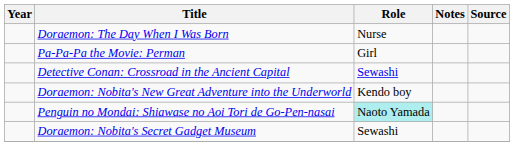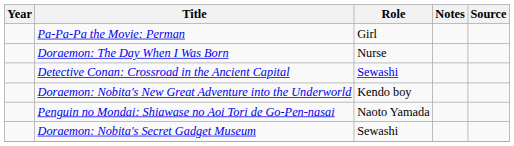rows swapped: (133, 33) <-> (111, 53)
(393, 111) paleturquoise background -> (393, 111) no background
